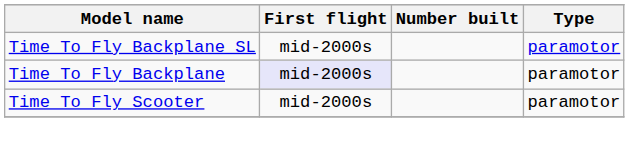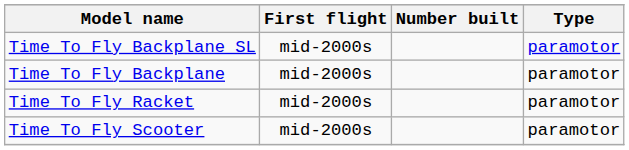(326, 75) lavender background -> (326, 75) no background
+ row: (101, 103)
